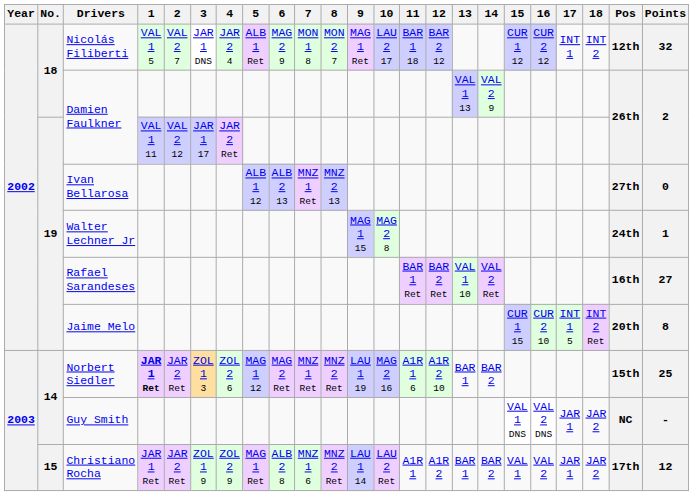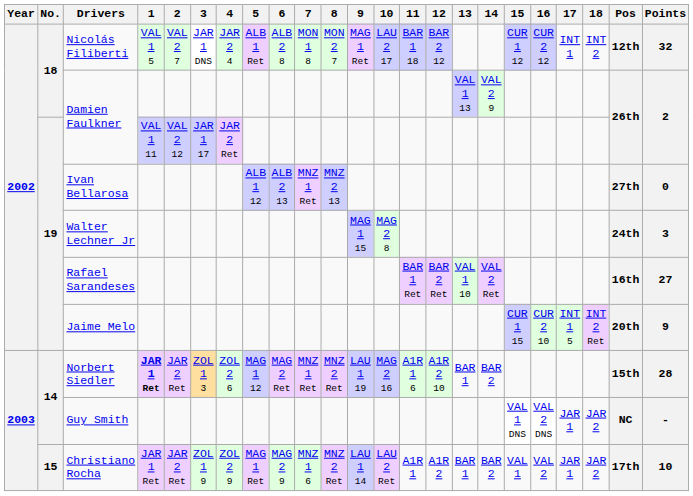(282, 46) MAG 2 9 -> (282, 46) ALB 2 8
(665, 234) 1 -> (665, 234) 3
(665, 327) 8 -> (665, 327) 9
(665, 374) 25 -> (665, 374) 28
(282, 467) ALB 2 8 -> (282, 467) MAG 2 9
(665, 467) 12 -> (665, 467) 10
